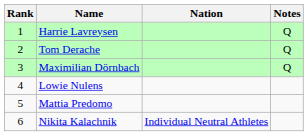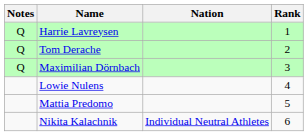columns swapped: (20, 13) <-> (287, 13)
